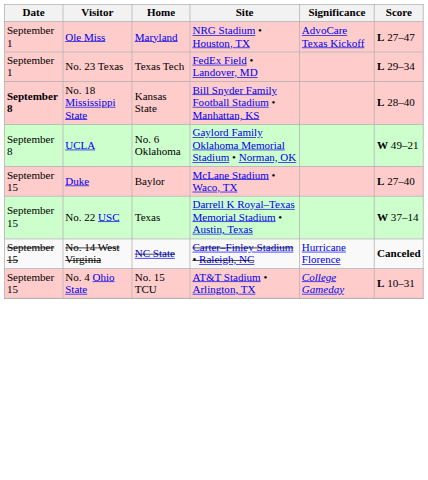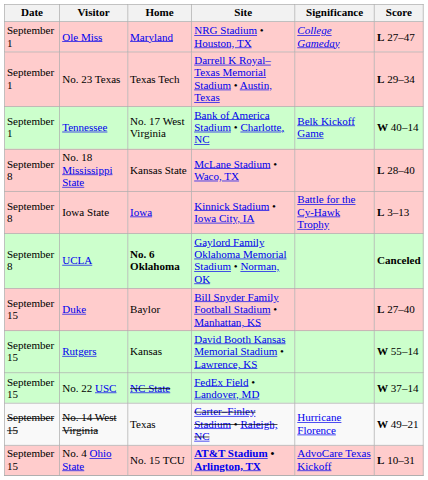(333, 36) AdvoCare Texas Kickoff -> (318, 36) College Gameday
(225, 66) FedEx Field • Landover, MD -> (233, 79) Darrell K Royal–Texas Memorial Stadium • Austin, Texas
+ row: (85, 127)
(32, 103) bold -> (30, 170) normal
(235, 103) Bill Snyder Family Football Stadium • Manhattan, KS -> (236, 170) McLane Stadium • Waco, TX
+ row: (86, 212)
(158, 145) normal -> (155, 261) bold
(398, 145) W 49–21 -> (399, 261) Canceled
(234, 181) McLane Stadium • Waco, TX -> (237, 309) Bill Snyder Family Football Stadium • Manhattan, KS
+ row: (79, 352)
(148, 217) Texas -> (150, 388) NC State
(244, 217) Darrell K Royal–Texas Memorial Stadium • Austin, Texas -> (227, 388) FedEx Field • Landover, MD
(155, 253) NC State -> (143, 424) Texas
(399, 253) Canceled -> (398, 424) W 49–21
(230, 283) normal -> (234, 460) bold
(323, 283) College Gameday -> (334, 460) AdvoCare Texas Kickoff
